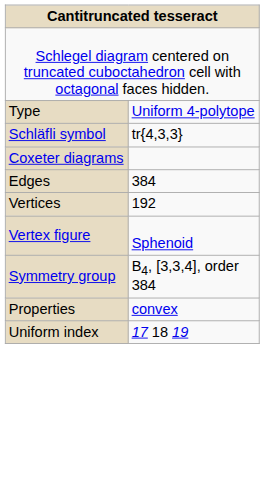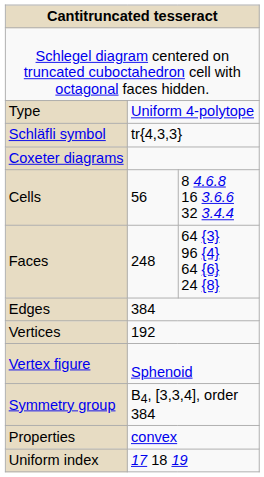+ row: (25, 197)
+ row: (29, 261)
